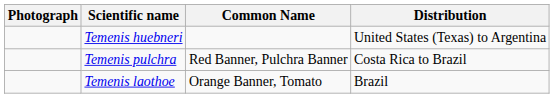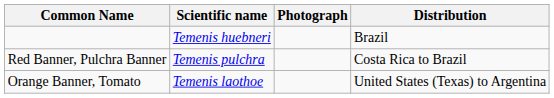columns swapped: (43, 15) <-> (268, 15)
(450, 37) United States (Texas) to Argentina -> (371, 37) Brazil
(371, 81) Brazil -> (450, 81) United States (Texas) to Argentina
